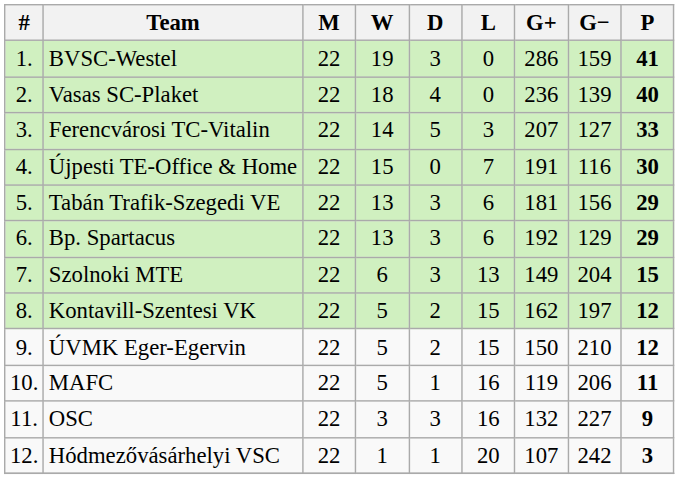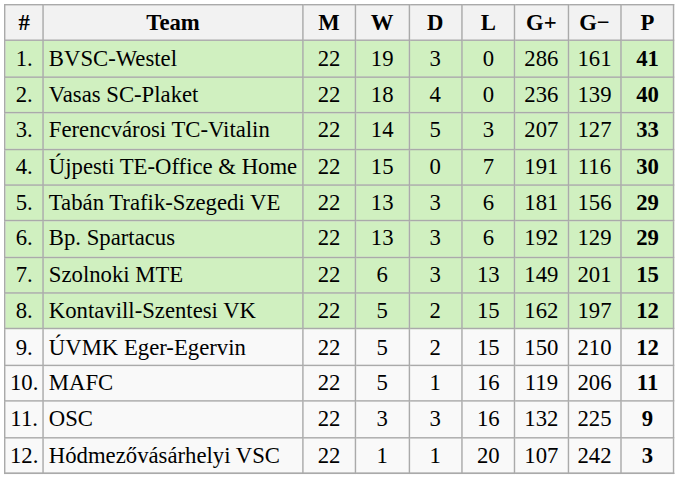(594, 58) 159 -> (594, 58) 161
(594, 274) 204 -> (594, 274) 201
(594, 418) 227 -> (594, 418) 225
